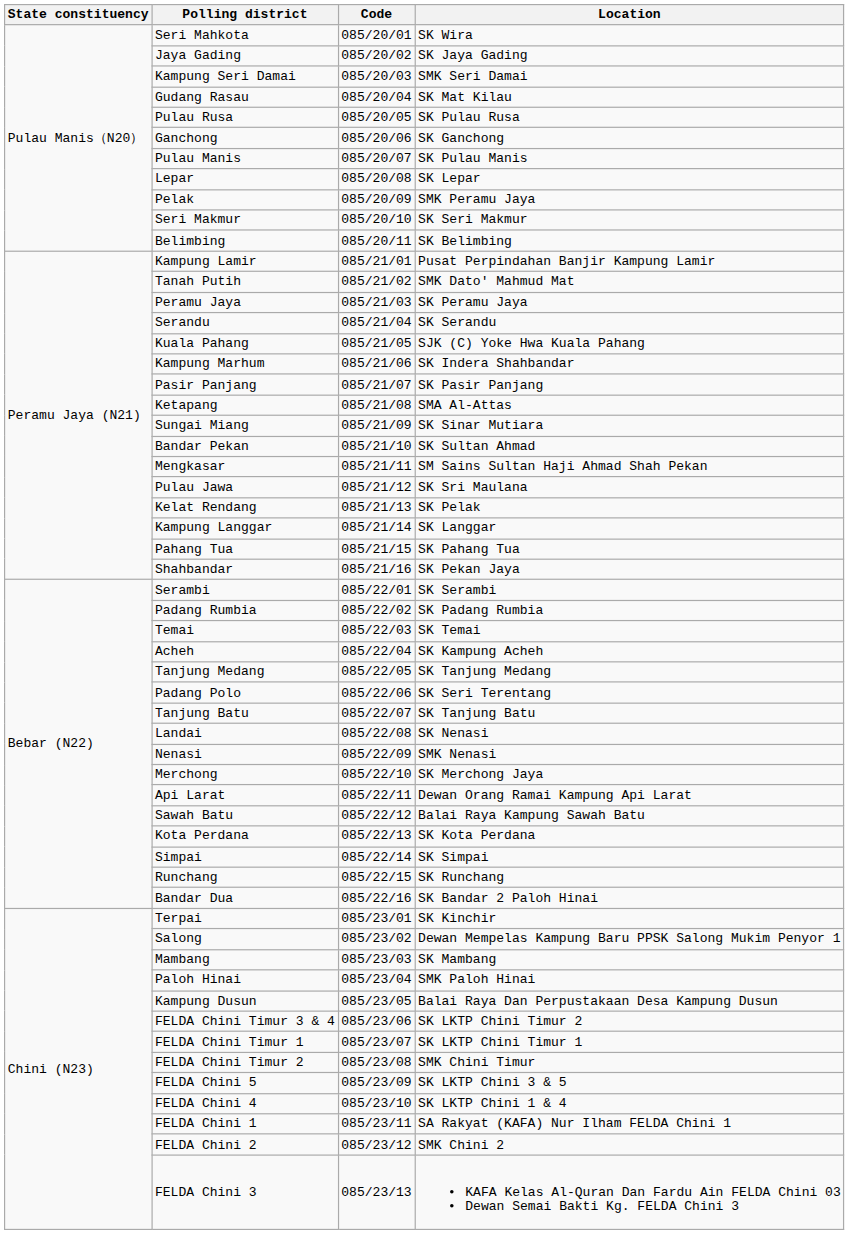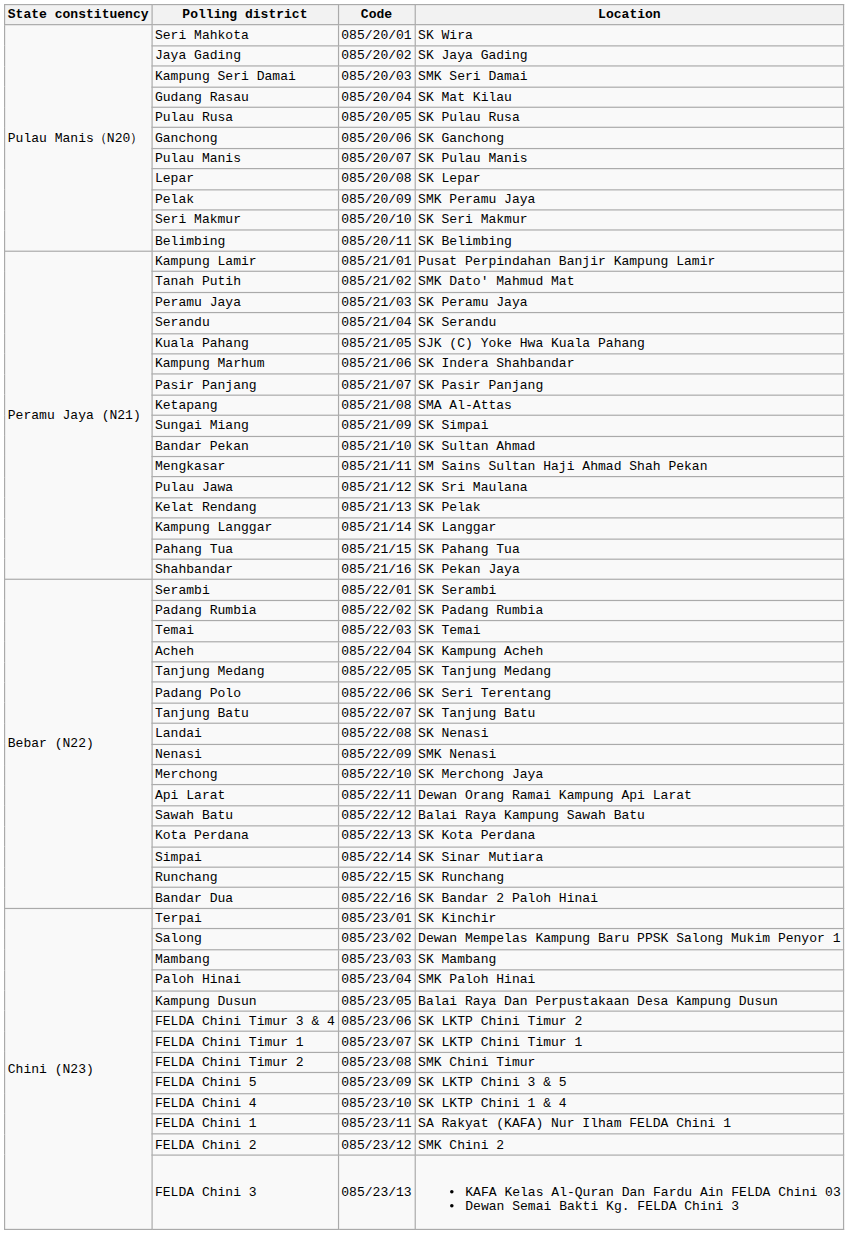(481, 426) SK Sinar Mutiara -> (453, 426) SK Simpai
(453, 857) SK Simpai -> (481, 857) SK Sinar Mutiara
